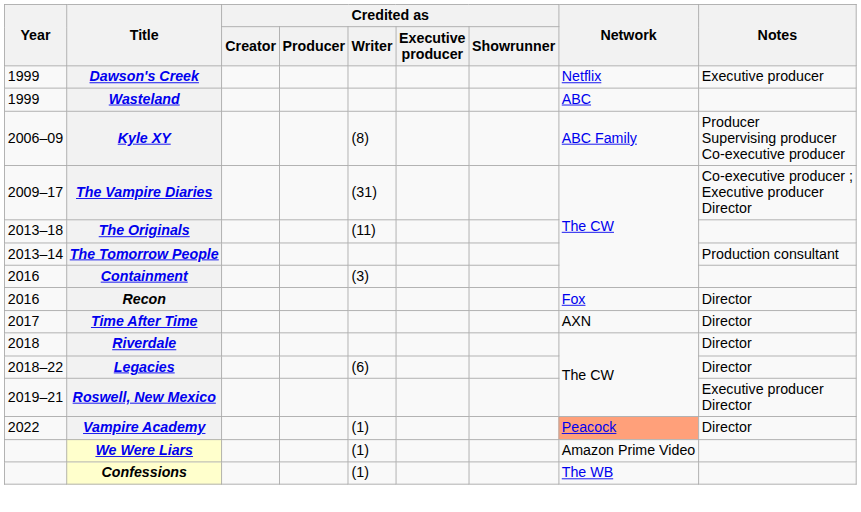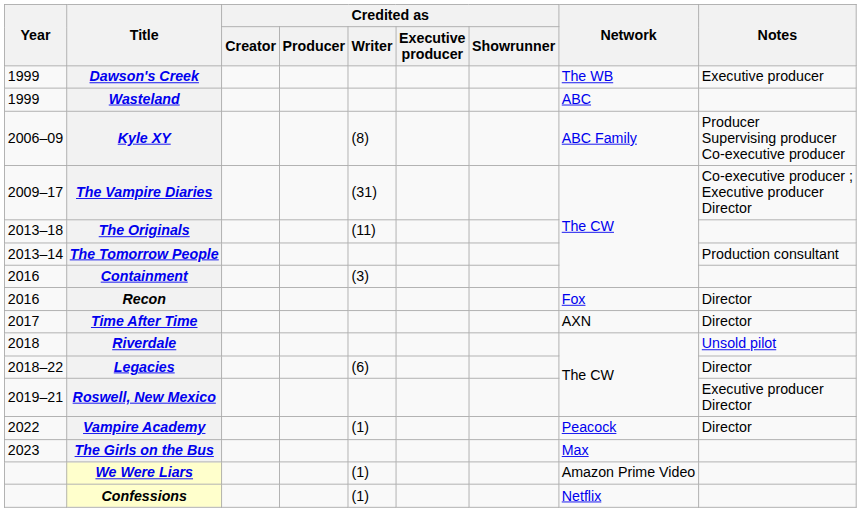(582, 76) Netflix -> (587, 76) The WB
(727, 344) Director -> (739, 344) Unsold pilot
(589, 428) lightsalmon background -> (589, 428) no background
+ row: (144, 450)
(587, 473) The WB -> (582, 495) Netflix
